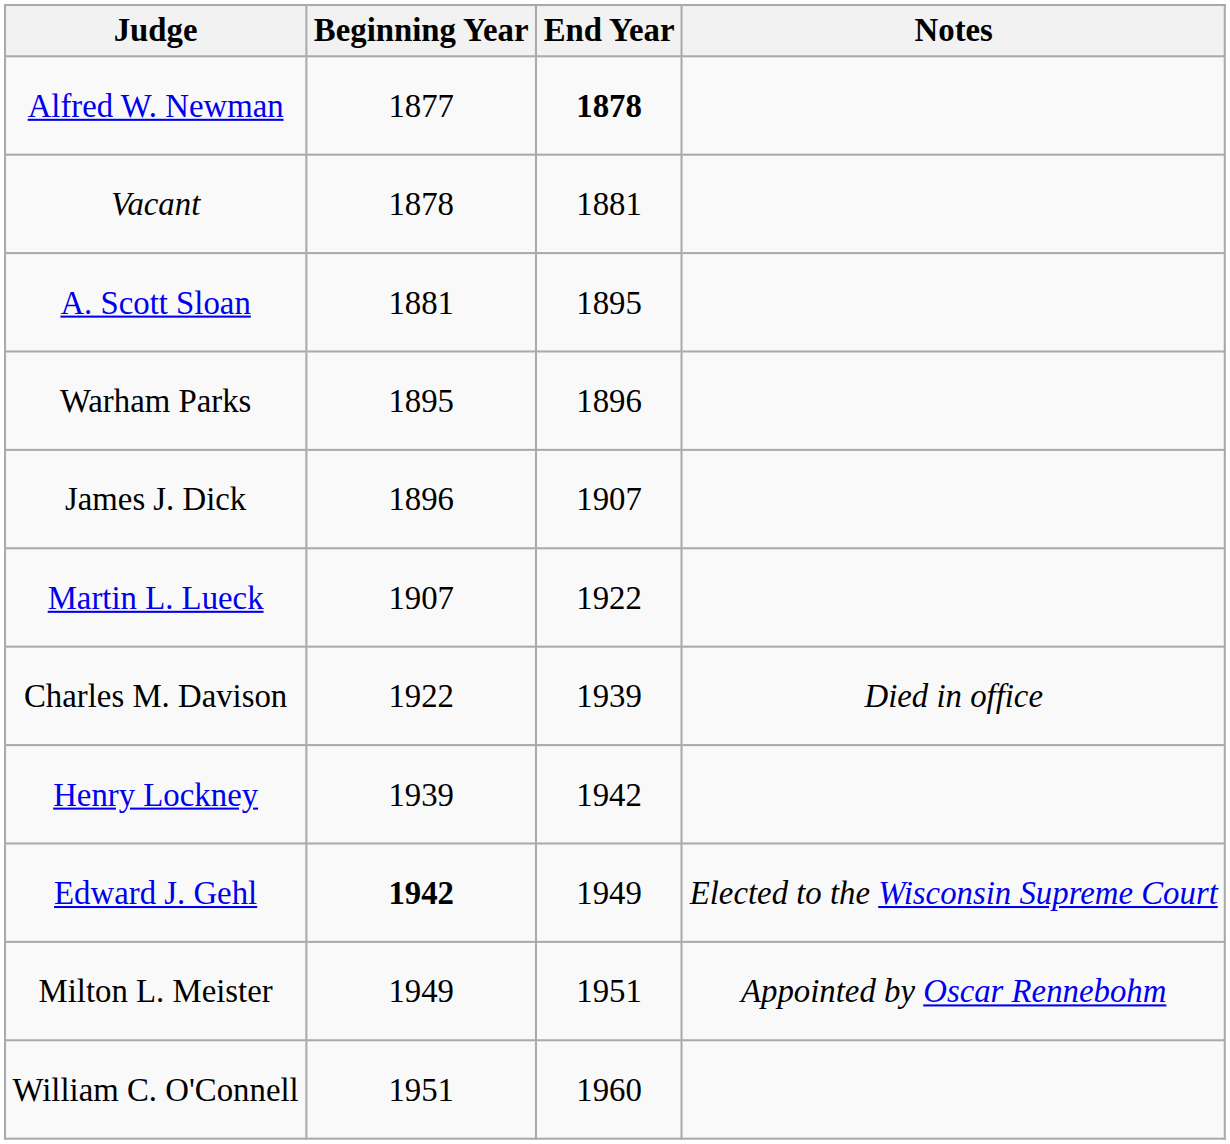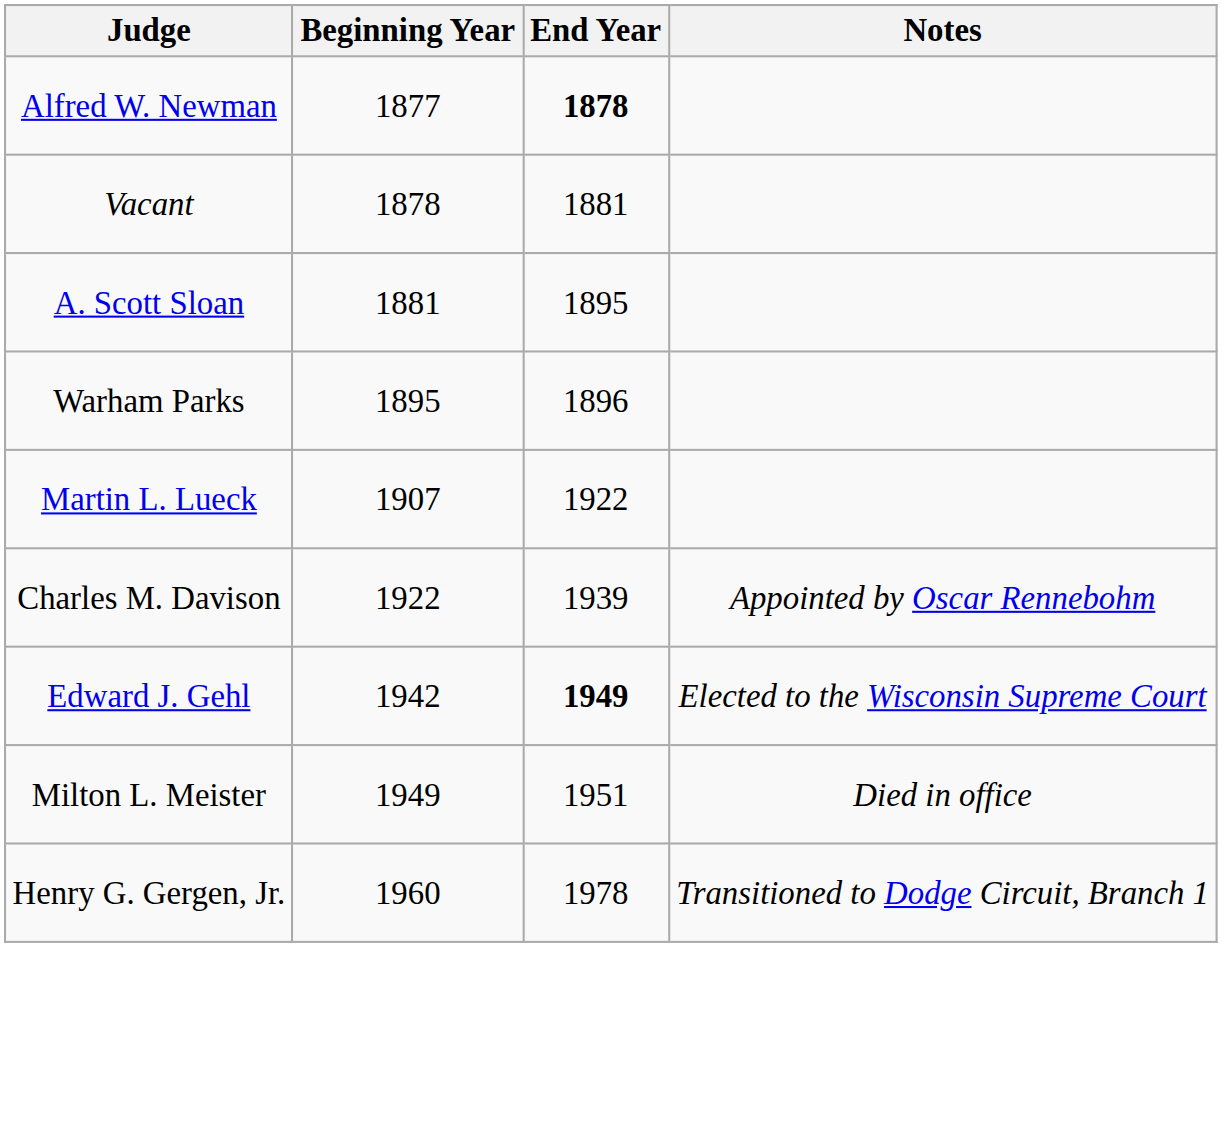- row: (156, 499)
(954, 696) Died in office -> (943, 597) Appointed by Oscar Rennebohm
- row: (156, 794)
(421, 892) bold -> (408, 696) normal
(609, 892) normal -> (596, 696) bold
(954, 991) Appointed by Oscar Rennebohm -> (943, 794) Died in office
- row: (156, 1089)
+ row: (149, 892)
